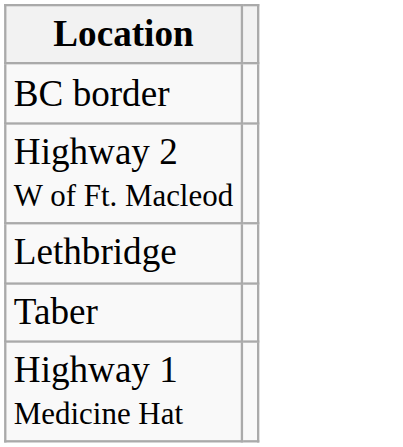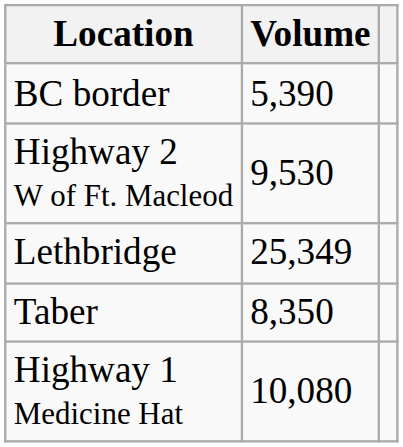+ column: (310, 33)
